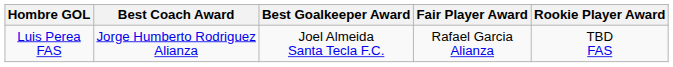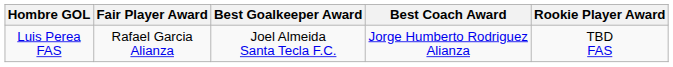columns swapped: (176, 15) <-> (472, 15)
